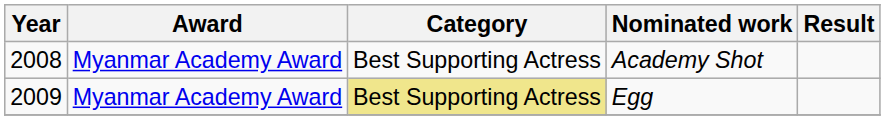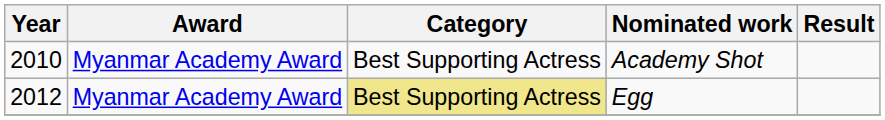(36, 60) 2008 -> (36, 60) 2010
(36, 97) 2009 -> (36, 97) 2012
